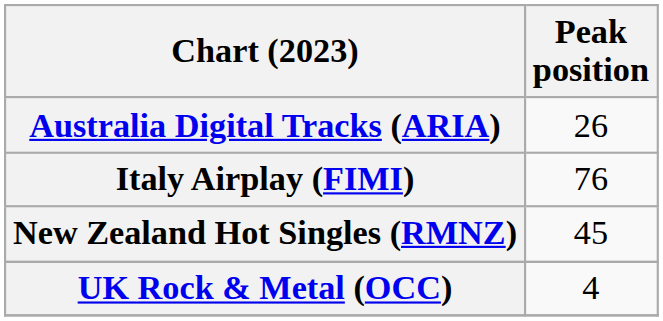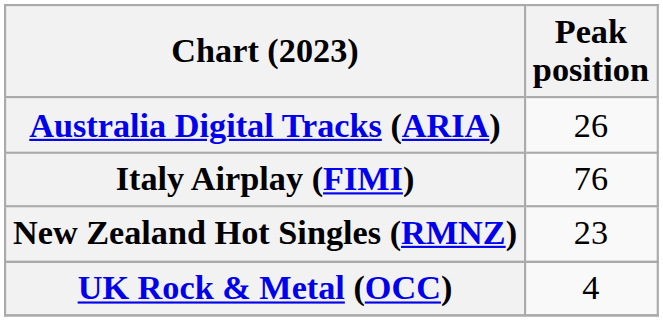(591, 233) 45 -> (591, 233) 23
